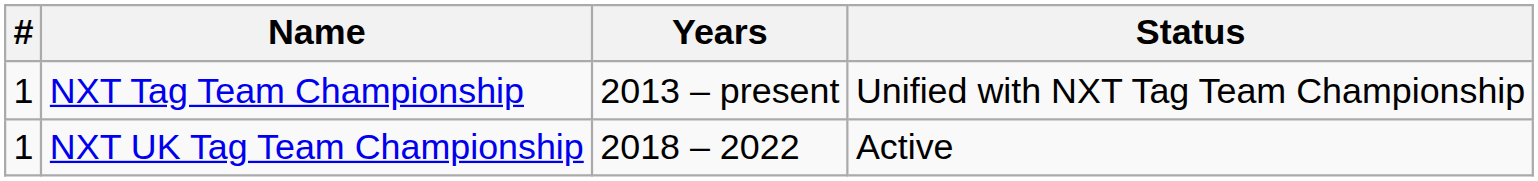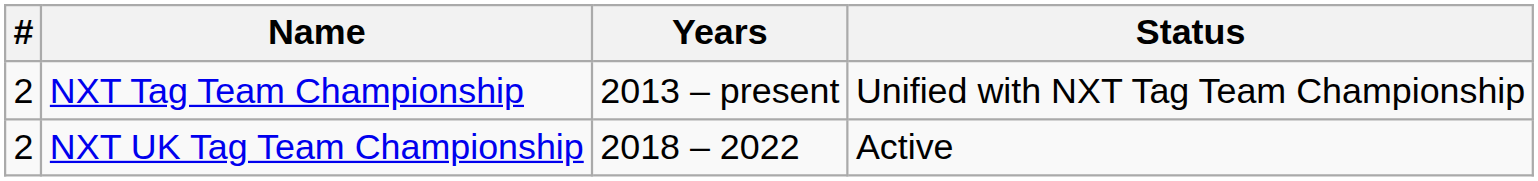(23, 89) 1 -> (23, 89) 2
(23, 146) 1 -> (23, 146) 2
